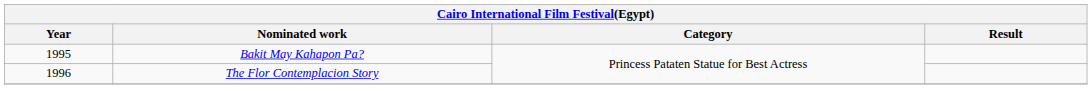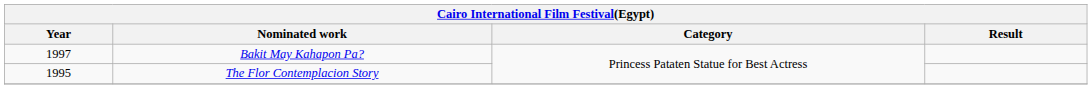(59, 53) 1995 -> (59, 53) 1997
(59, 73) 1996 -> (59, 73) 1995
